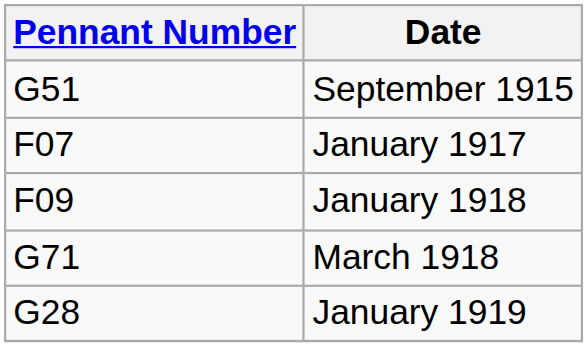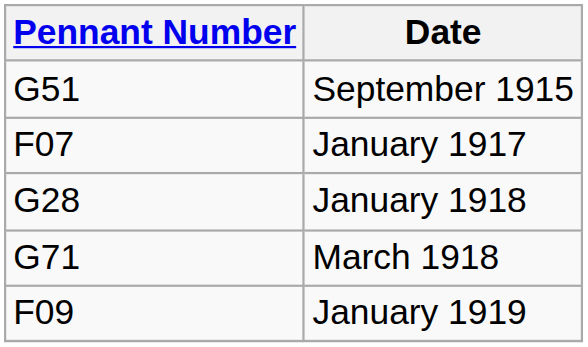(44, 200) F09 -> (47, 200) G28
(47, 312) G28 -> (44, 312) F09
